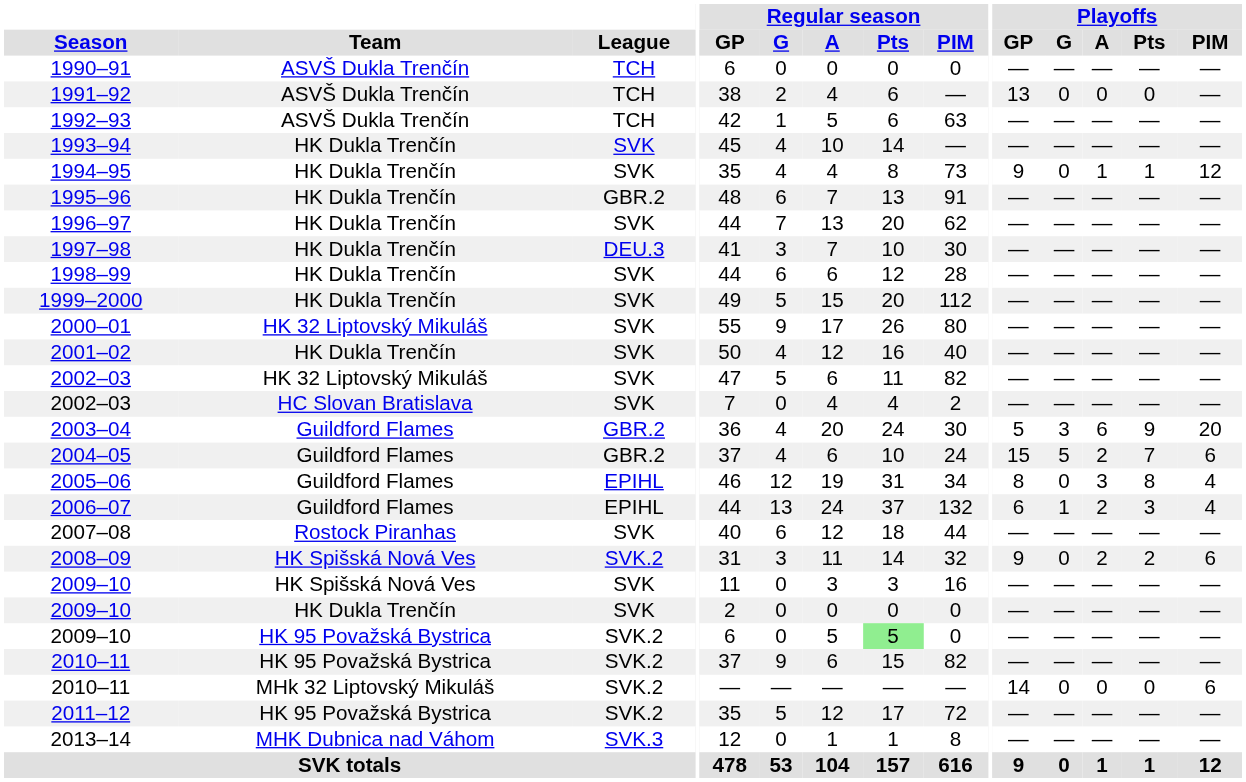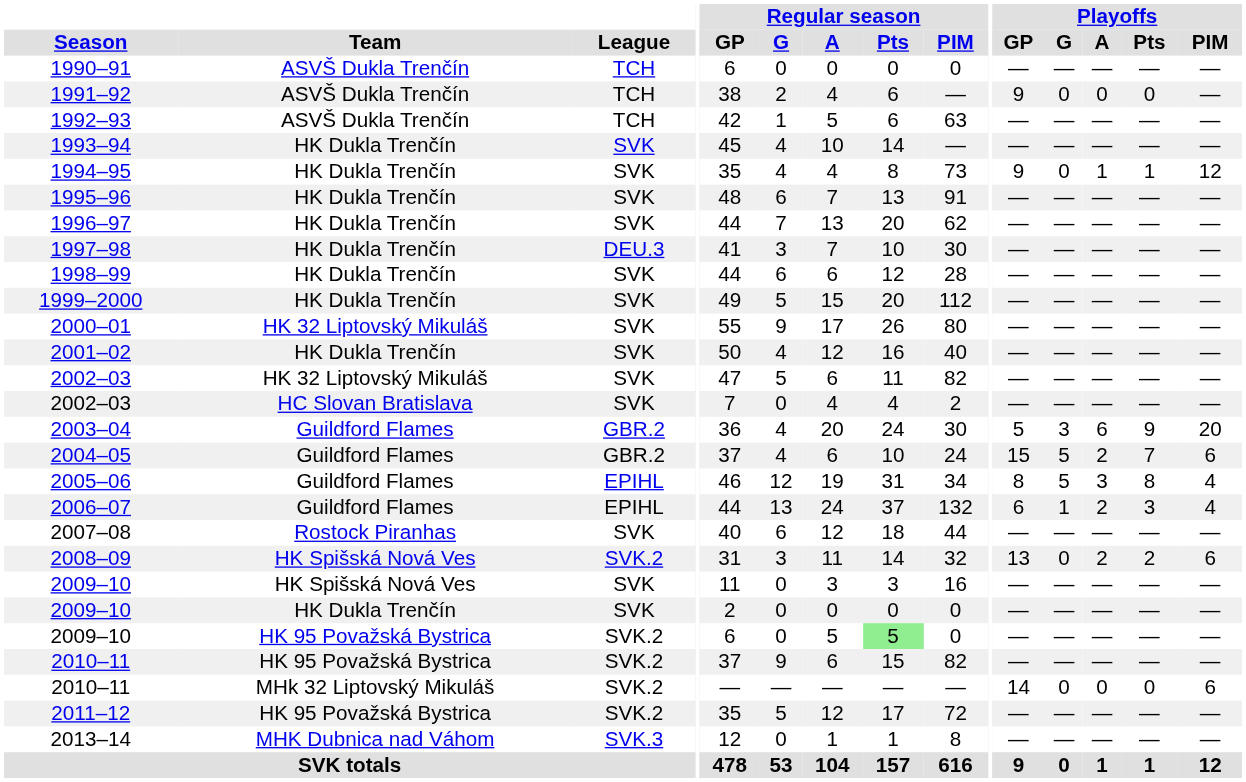(1018, 94) 13 -> (1018, 94) 9
(634, 197) GBR.2 -> (634, 197) SVK
(1064, 481) 0 -> (1064, 481) 5
(1018, 558) 9 -> (1018, 558) 13
